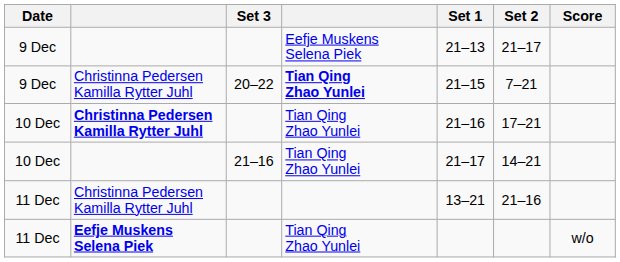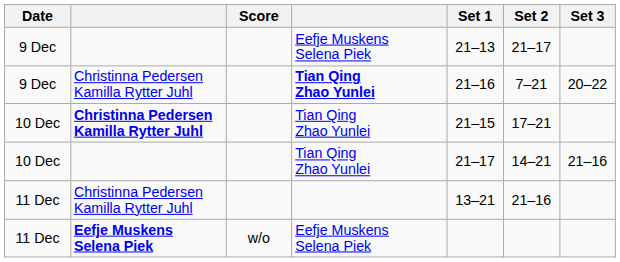columns swapped: (583, 16) <-> (254, 16)
(465, 85) 21–15 -> (475, 85) 21–16
(465, 123) 21–16 -> (475, 123) 21–15
(323, 238) Tian Qing Zhao Yunlei -> (342, 238) Eefje Muskens Selena Piek
